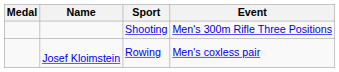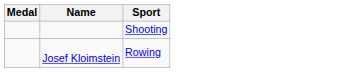- column: (252, 13)
